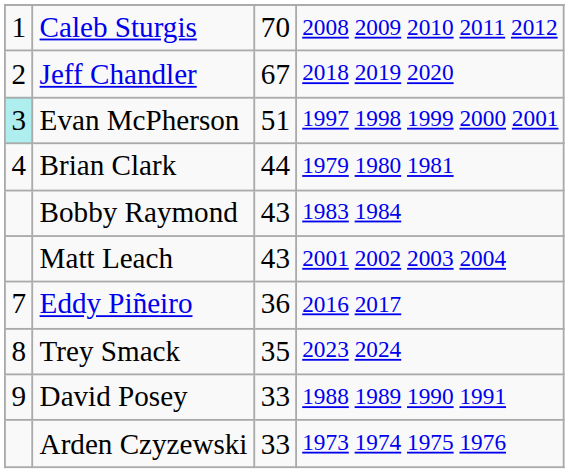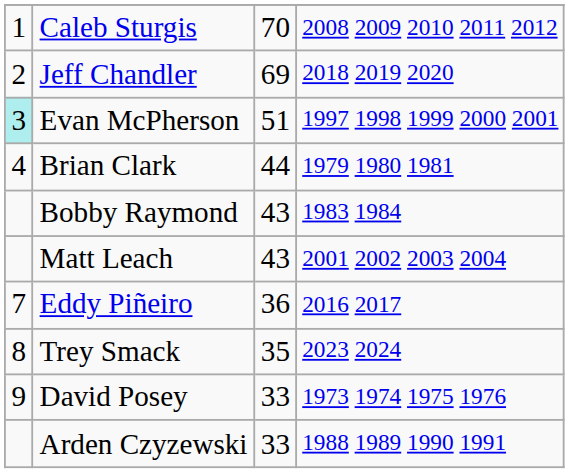(275, 73) 67 -> (275, 73) 69
(404, 397) 1988 1989 1990 1991 -> (404, 397) 1973 1974 1975 1976
(404, 443) 1973 1974 1975 1976 -> (404, 443) 1988 1989 1990 1991
